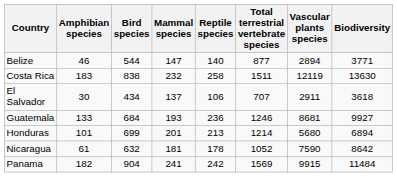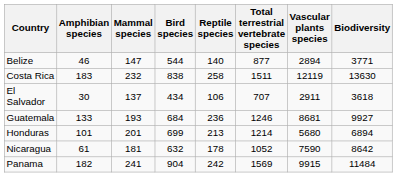columns swapped: (132, 28) <-> (174, 28)
